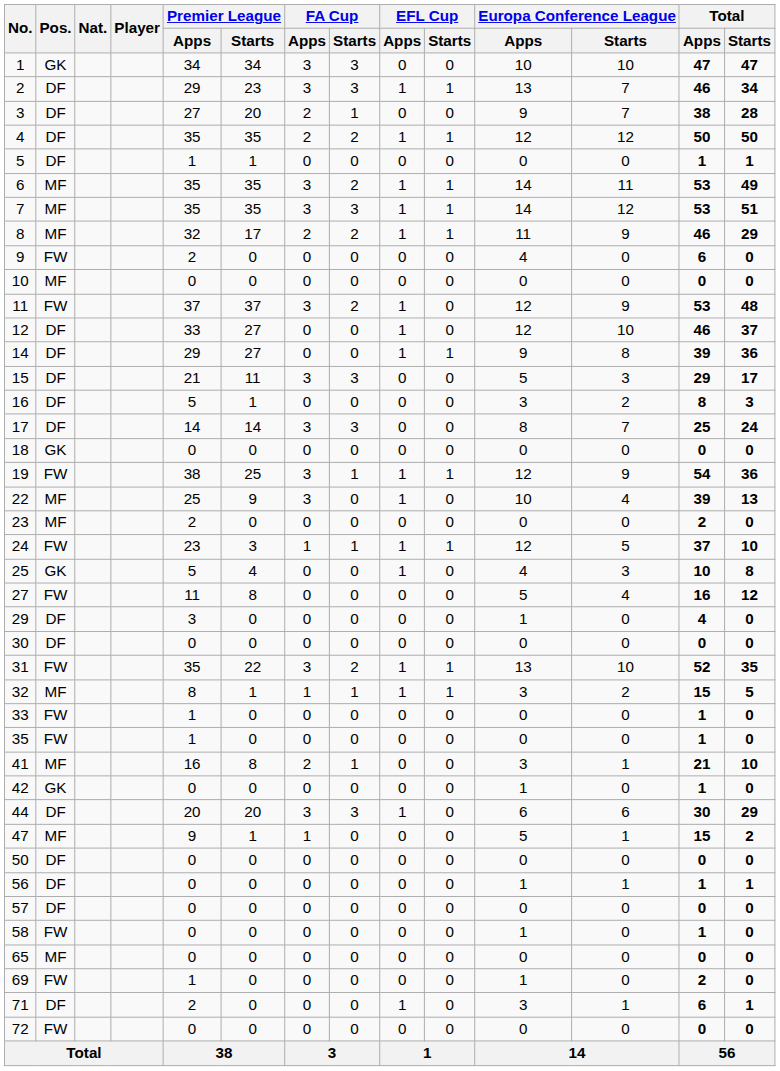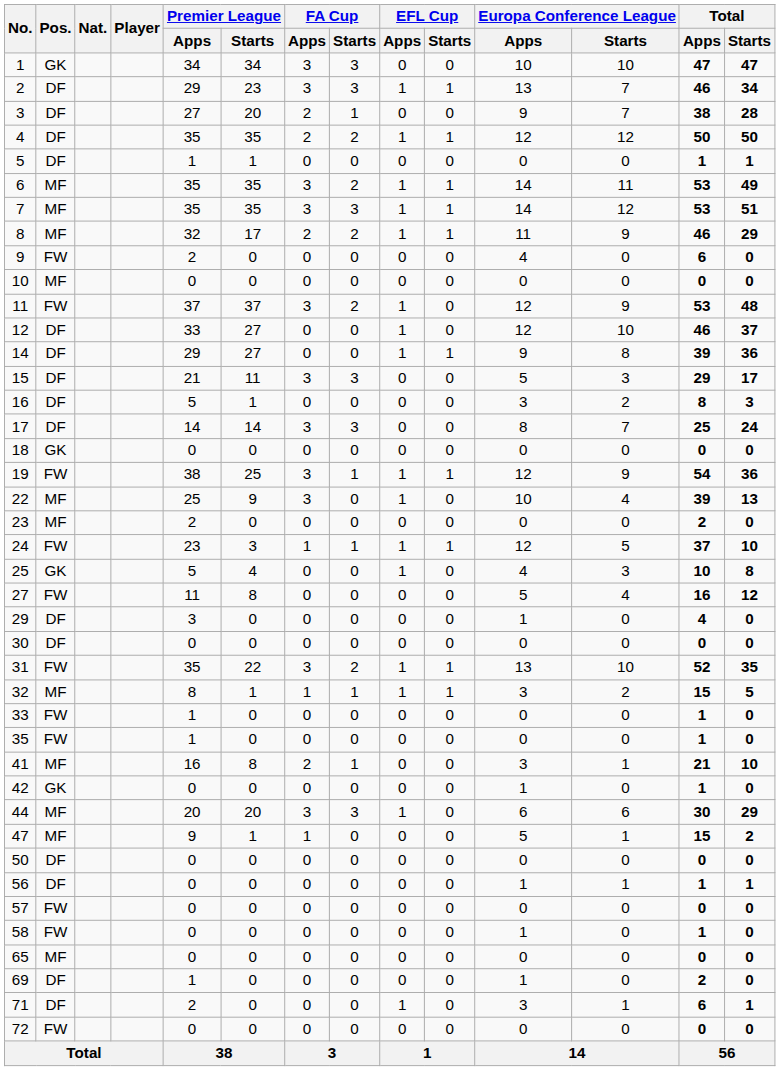(56, 812) DF -> (56, 812) MF
(56, 908) DF -> (56, 908) FW
(56, 980) FW -> (56, 980) DF
